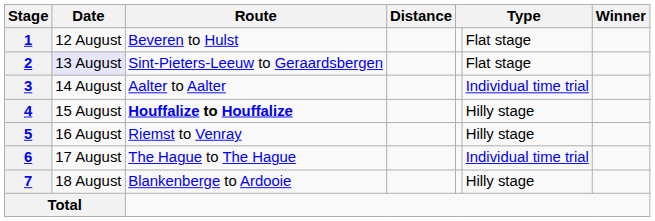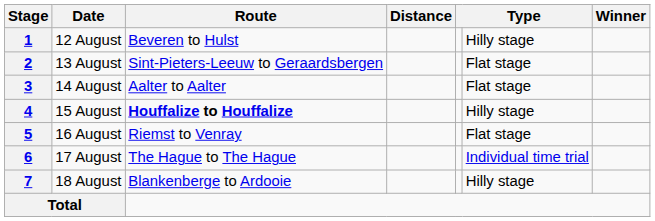(498, 39) Flat stage -> (500, 39) Hilly stage
(88, 63) lavender background -> (88, 63) no background
(527, 87) Individual time trial -> (498, 87) Flat stage
(500, 134) Hilly stage -> (498, 134) Flat stage
